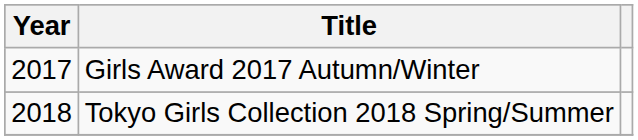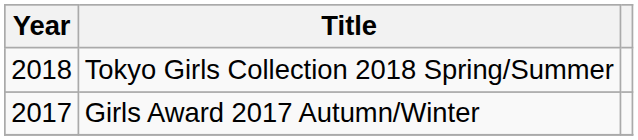rows swapped: (282, 69) <-> (349, 112)
